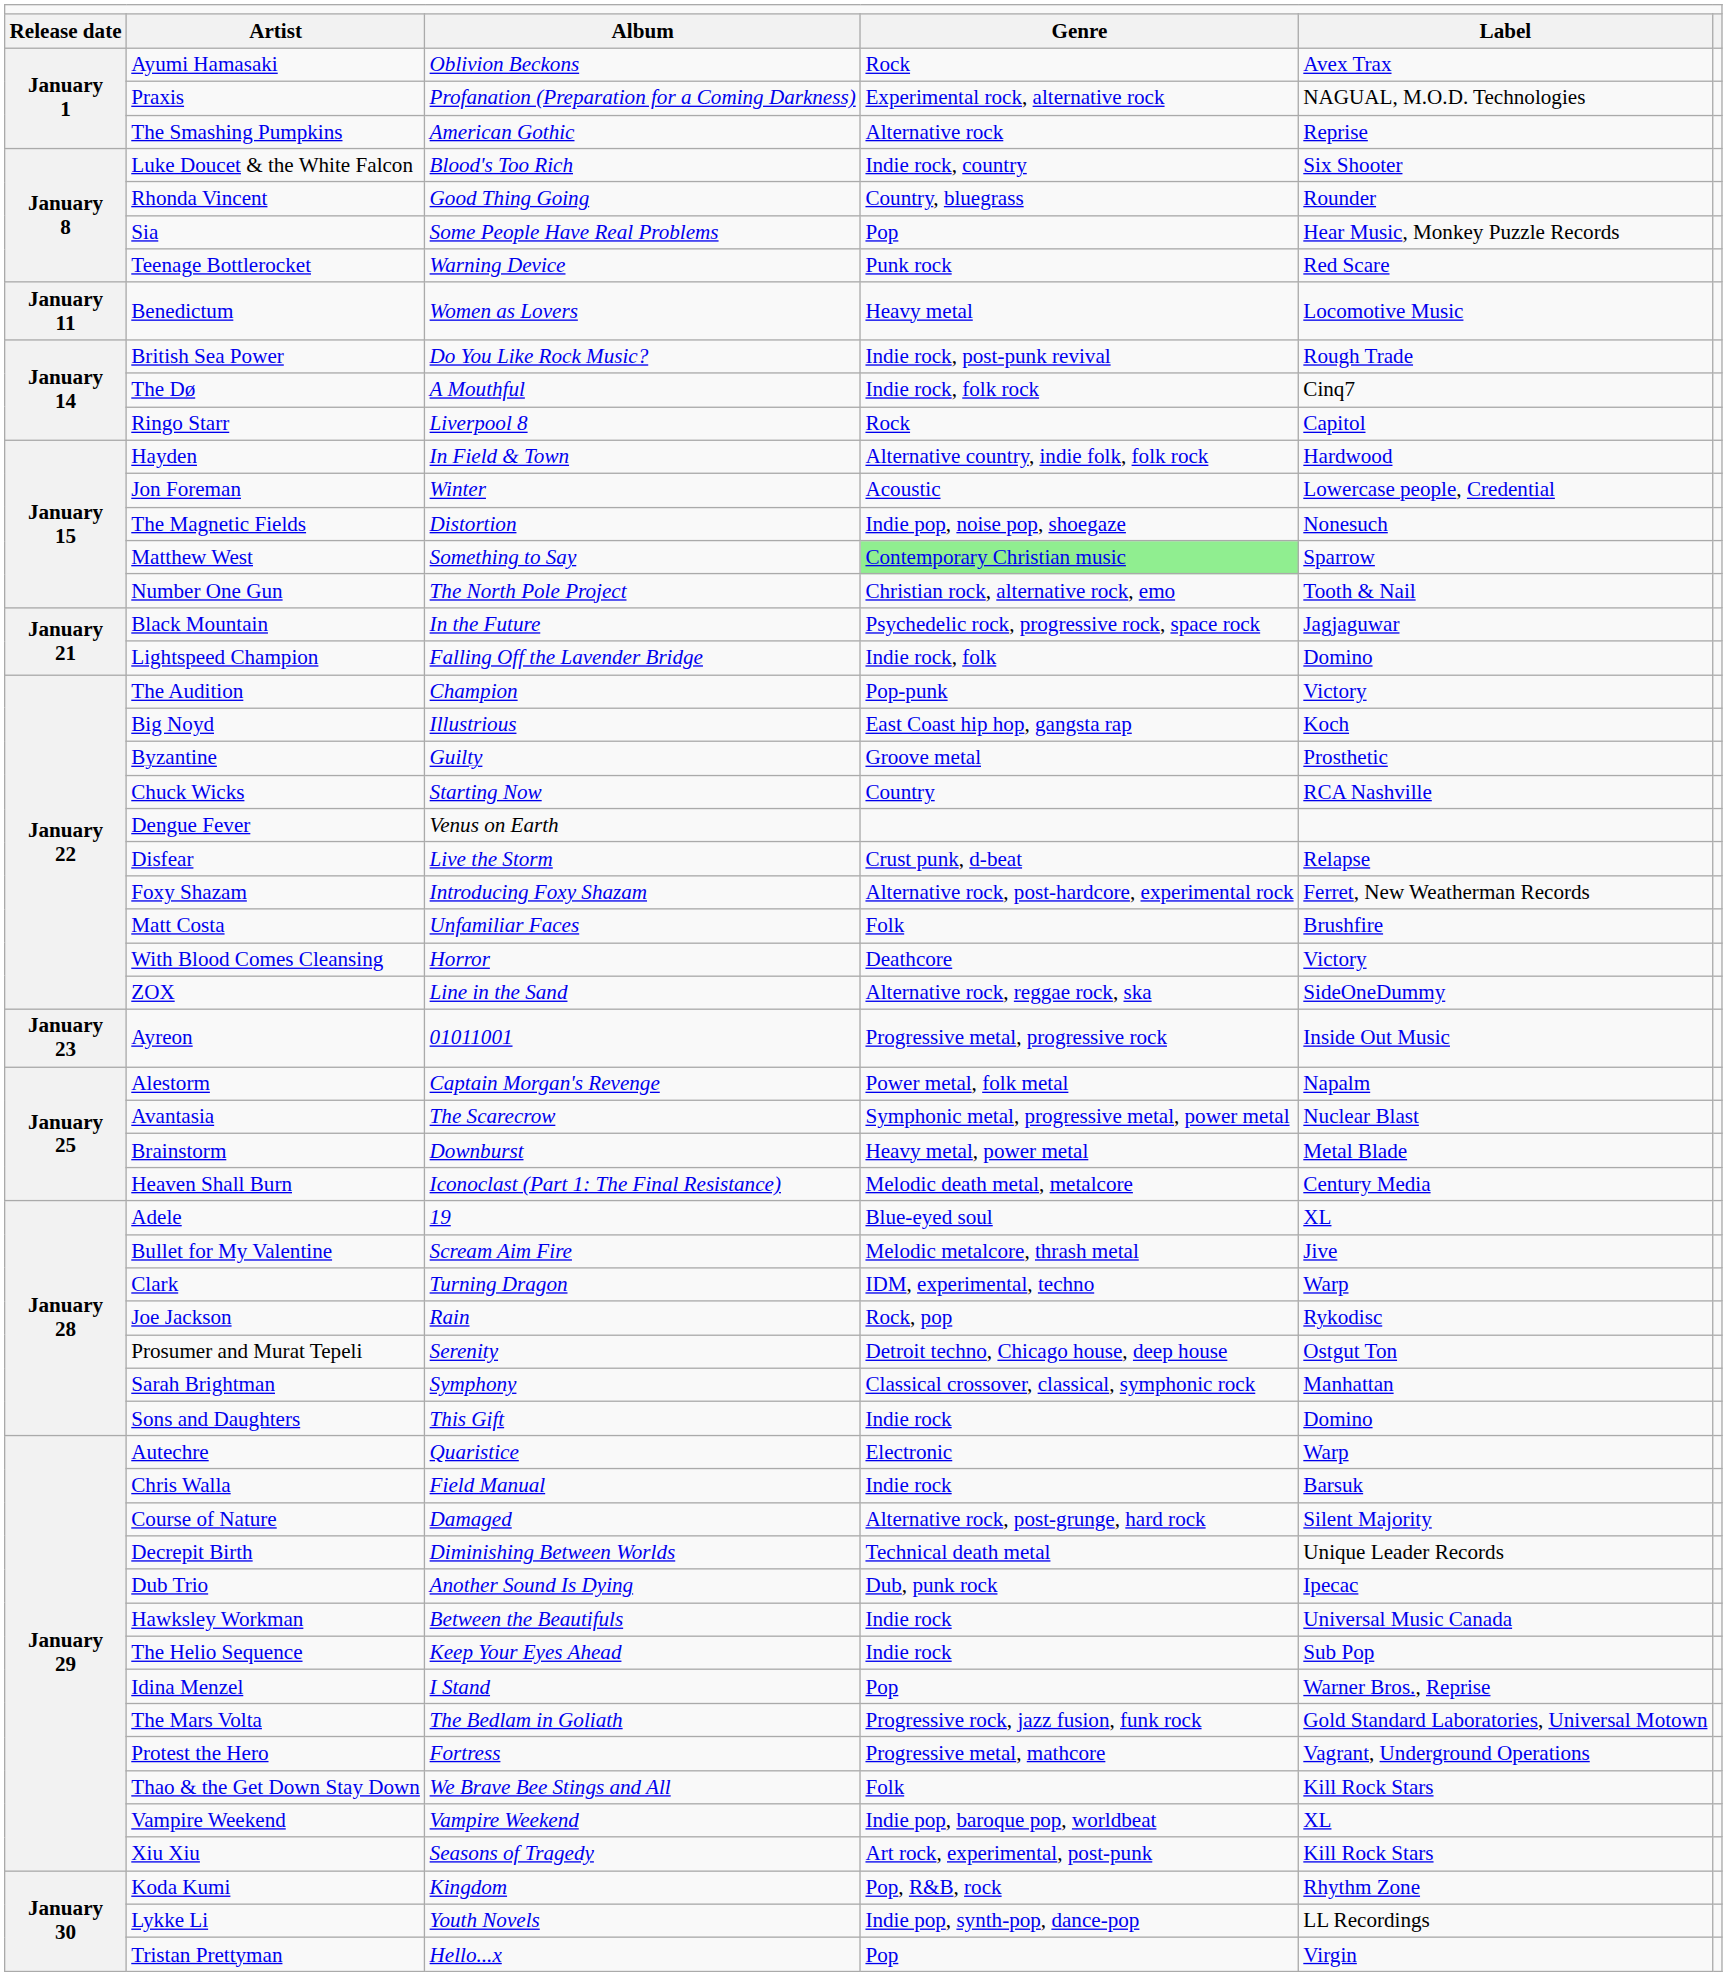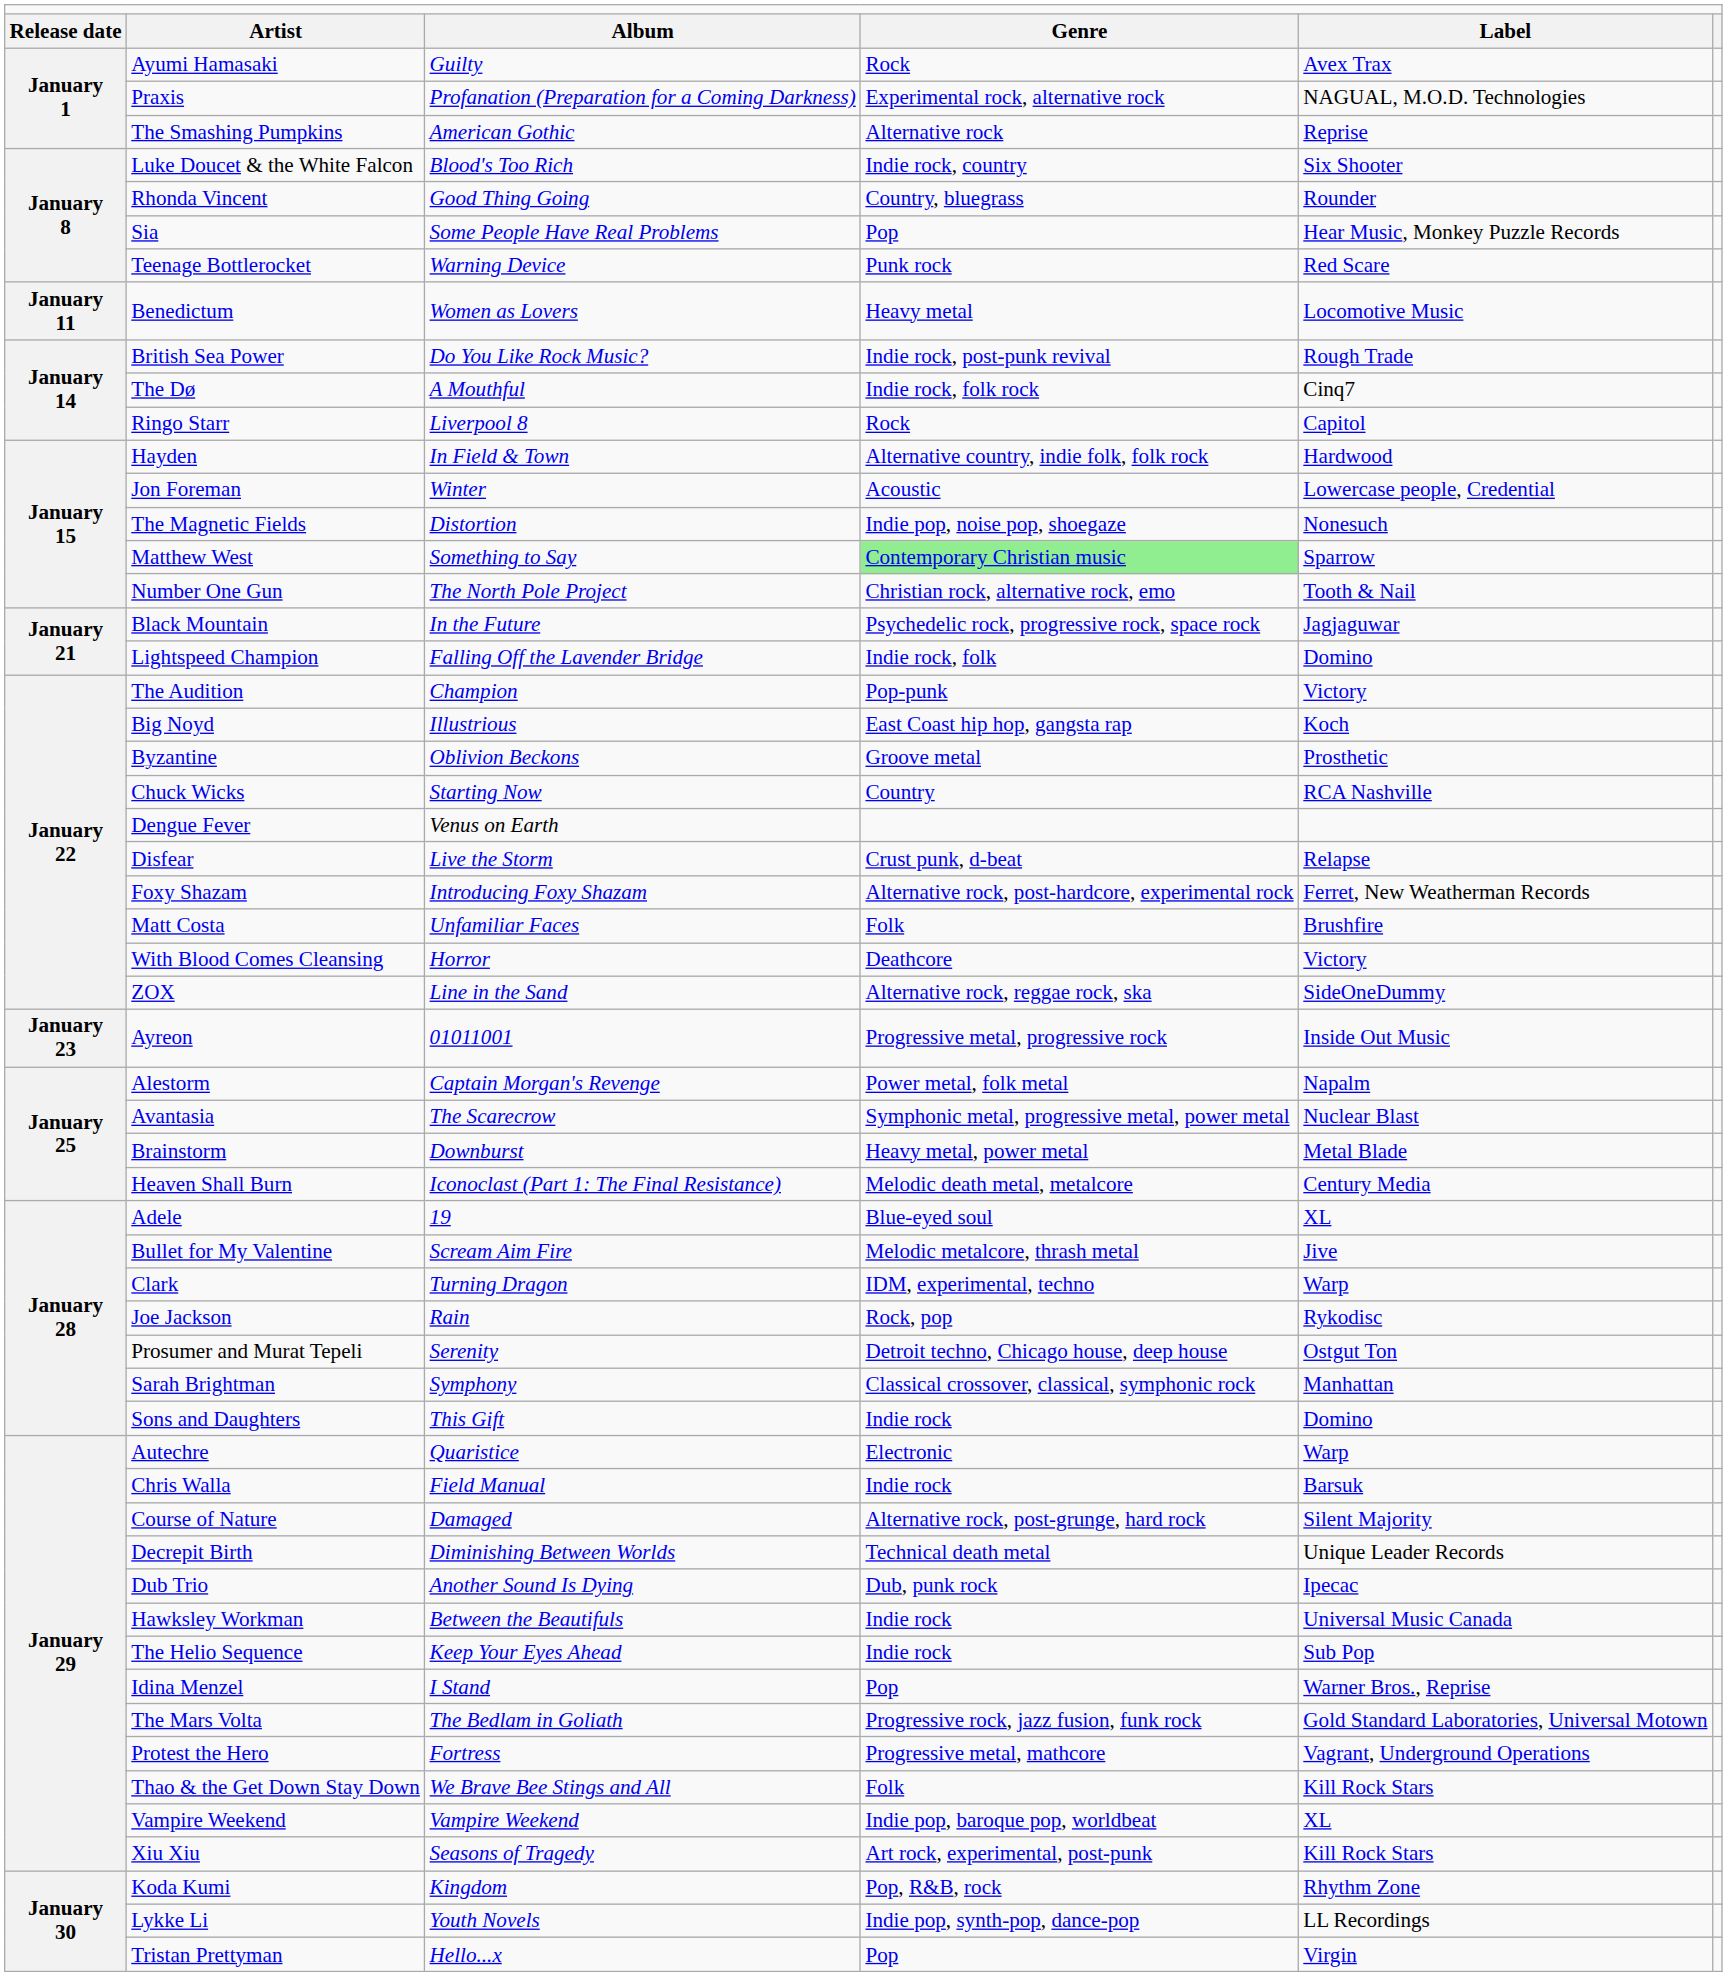(504, 64) Oblivion Beckons -> (456, 64) Guilty
(456, 758) Guilty -> (504, 758) Oblivion Beckons
